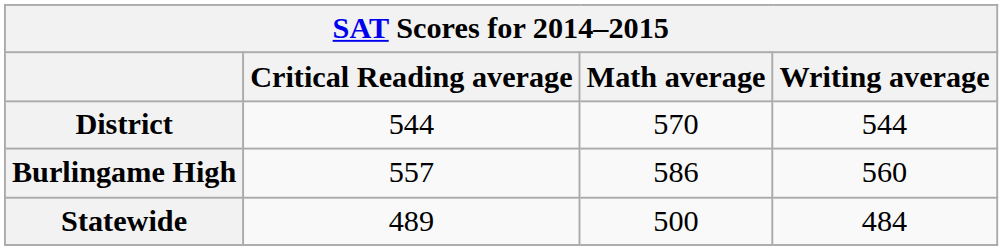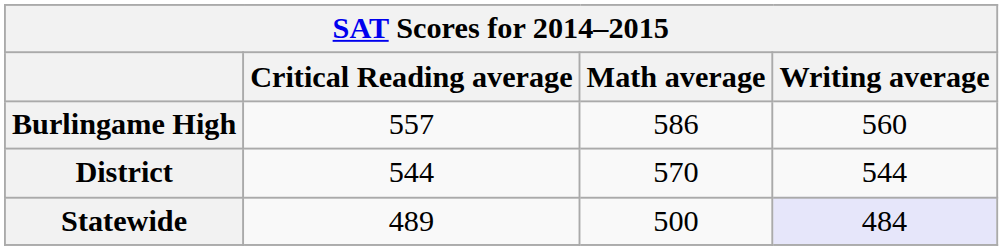rows swapped: (124, 172) <-> (124, 124)
(885, 220) no background -> (885, 220) lavender background
